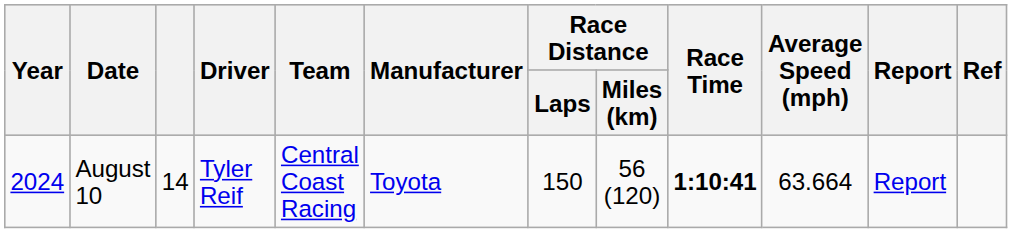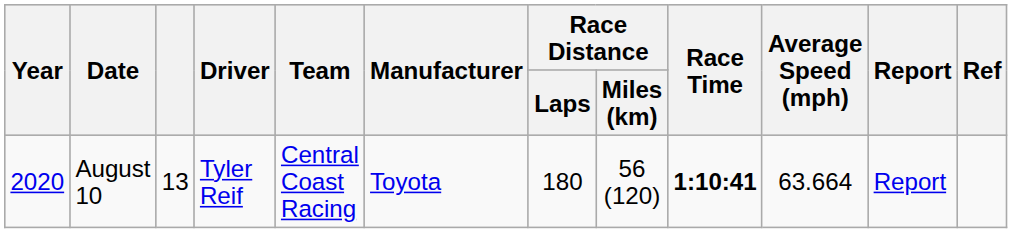(37, 182) 2024 -> (37, 182) 2020
(175, 182) 14 -> (175, 182) 13
(562, 182) 150 -> (562, 182) 180
